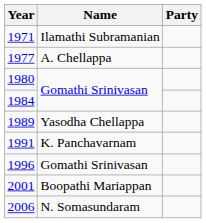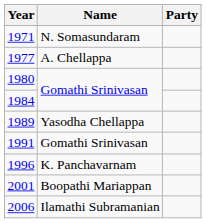(100, 36) Ilamathi Subramanian -> (90, 36) N. Somasundaram
(88, 143) K. Panchavarnam -> (94, 143) Gomathi Srinivasan
(94, 164) Gomathi Srinivasan -> (88, 164) K. Panchavarnam
(90, 206) N. Somasundaram -> (100, 206) Ilamathi Subramanian
